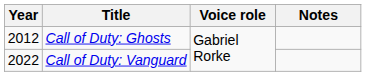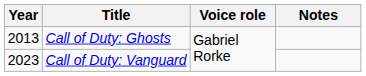(23, 37) 2012 -> (23, 37) 2013
(23, 60) 2022 -> (23, 60) 2023
